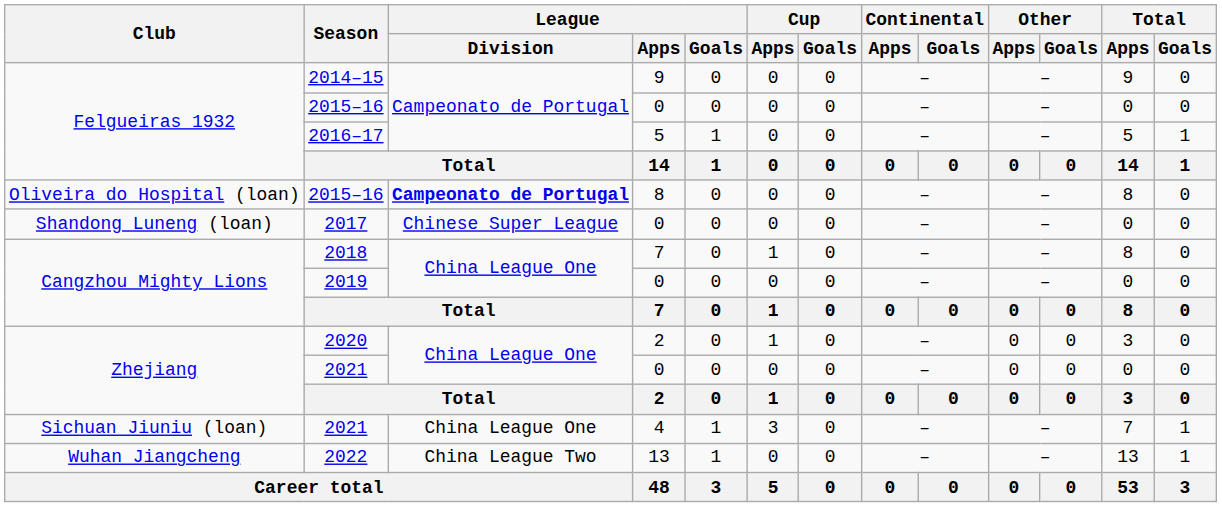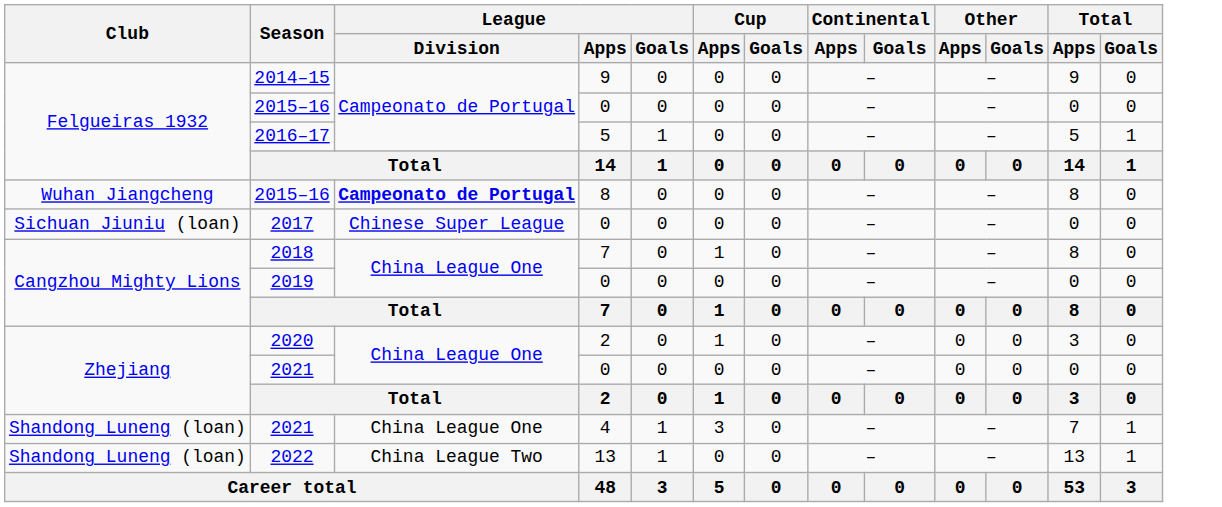(154, 195) Oliveira do Hospital (loan) -> (127, 195) Wuhan Jiangcheng
(154, 224) Shandong Luneng (loan) -> (127, 224) Sichuan Jiuniu (loan)
(154, 429) Sichuan Jiuniu (loan) -> (127, 429) Shandong Luneng (loan)
(154, 458) Wuhan Jiangcheng -> (127, 458) Shandong Luneng (loan)
